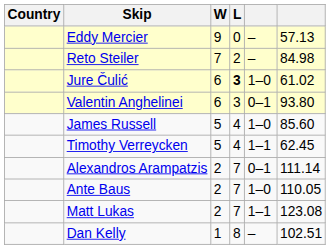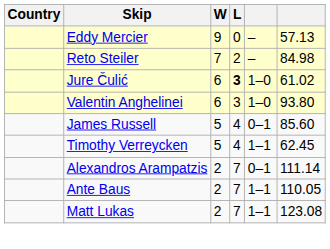(259, 102) 0–1 -> (259, 102) 1–0
(259, 124) 1–0 -> (259, 124) 0–1
(259, 189) 1–0 -> (259, 189) 1–1
- row: (96, 233)
